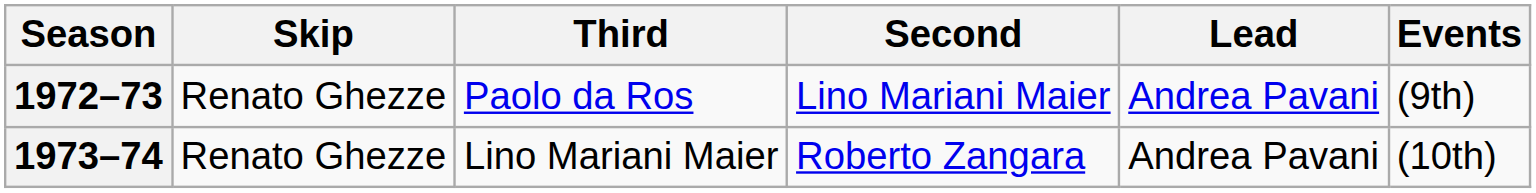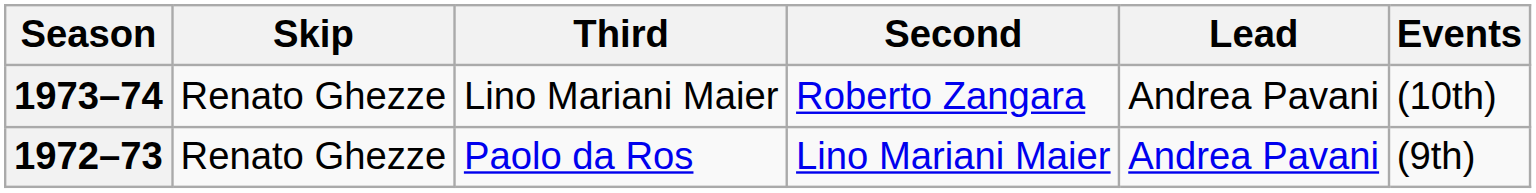rows swapped: (88, 95) <-> (88, 156)
